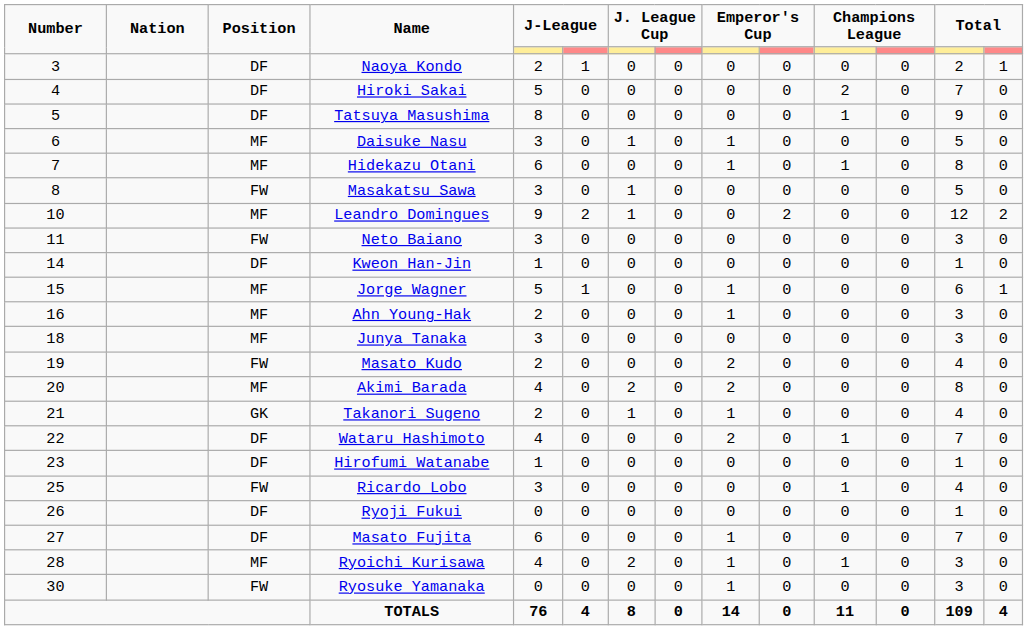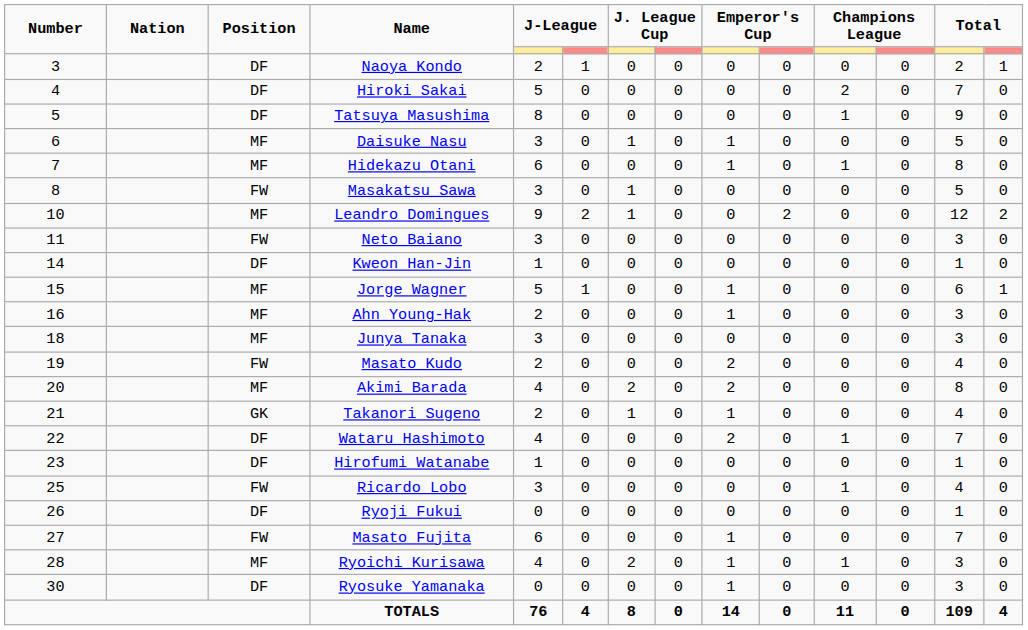(259, 538) DF -> (259, 538) FW
(259, 587) FW -> (259, 587) DF
